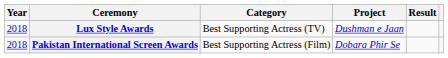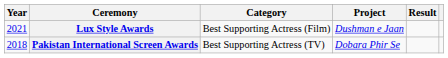(17, 28) 2018 -> (17, 28) 2021
(264, 28) Best Supporting Actress (TV) -> (266, 28) Best Supporting Actress (Film)
(266, 45) Best Supporting Actress (Film) -> (264, 45) Best Supporting Actress (TV)
